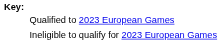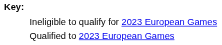rows swapped: (102, 20) <-> (123, 35)
